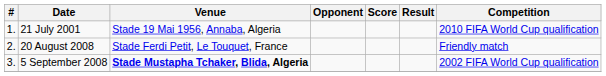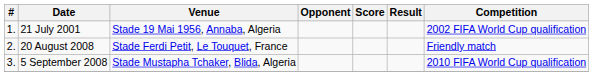(519, 29) 2010 FIFA World Cup qualification -> (506, 29) 2002 FIFA World Cup qualification
(210, 63) bold -> (204, 63) normal
(519, 63) 2002 FIFA World Cup qualification -> (506, 63) 2010 FIFA World Cup qualification
